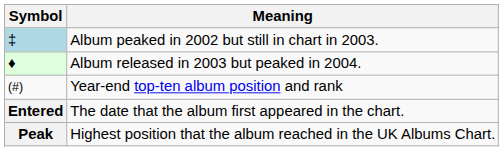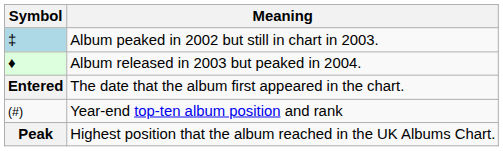rows swapped: (206, 87) <-> (237, 110)
